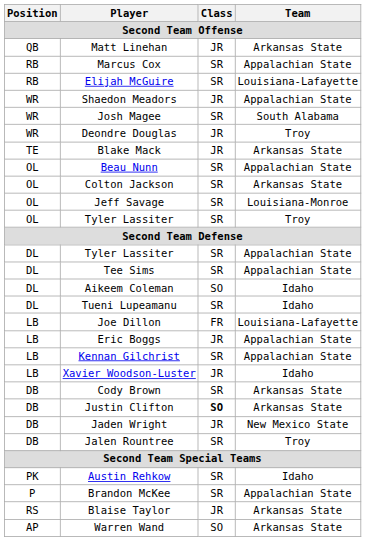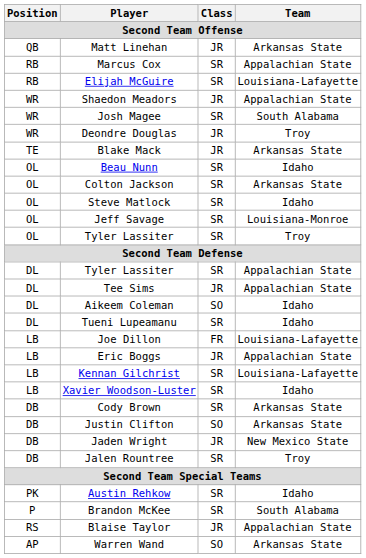(298, 167) Appalachian State -> (298, 167) Idaho
+ row: (32, 202)
(217, 270) SR -> (217, 288) JR
(298, 356) Appalachian State -> (298, 373) Louisiana-Lafayette
(217, 373) JR -> (217, 391) SR
(217, 408) bold -> (217, 425) normal
(298, 494) Appalachian State -> (298, 511) South Alabama
(298, 511) Arkansas State -> (298, 528) Appalachian State
